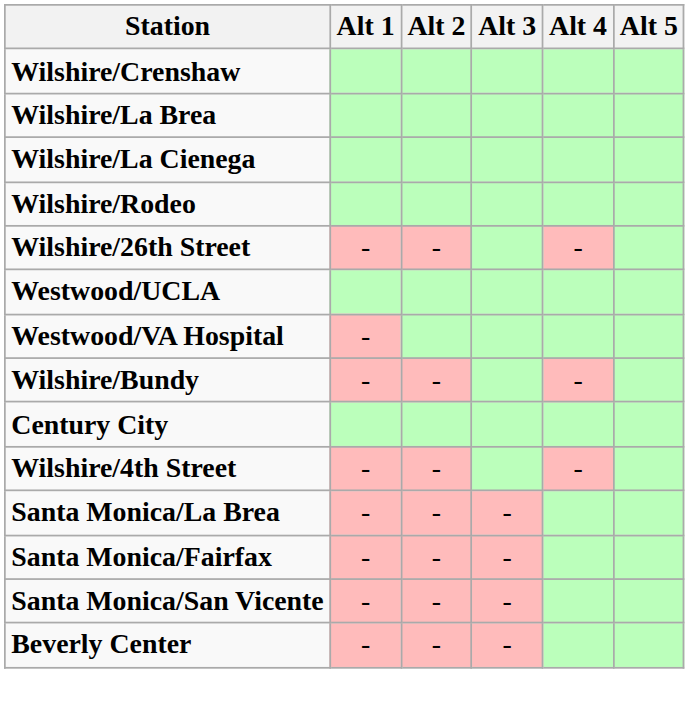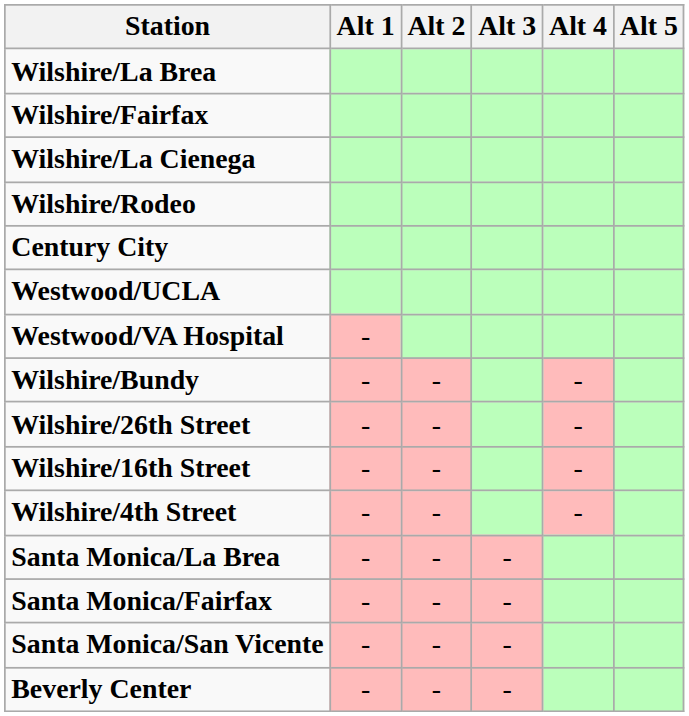- row: (126, 70)
+ row: (110, 114)
rows swapped: (90, 423) <-> (131, 247)
+ row: (131, 468)
